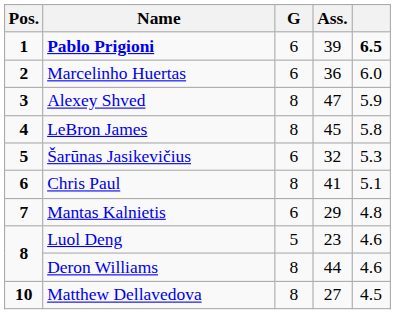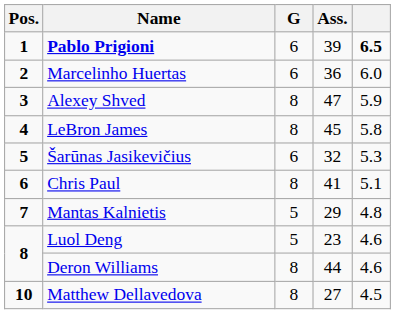(294, 211) 6 -> (294, 211) 5
